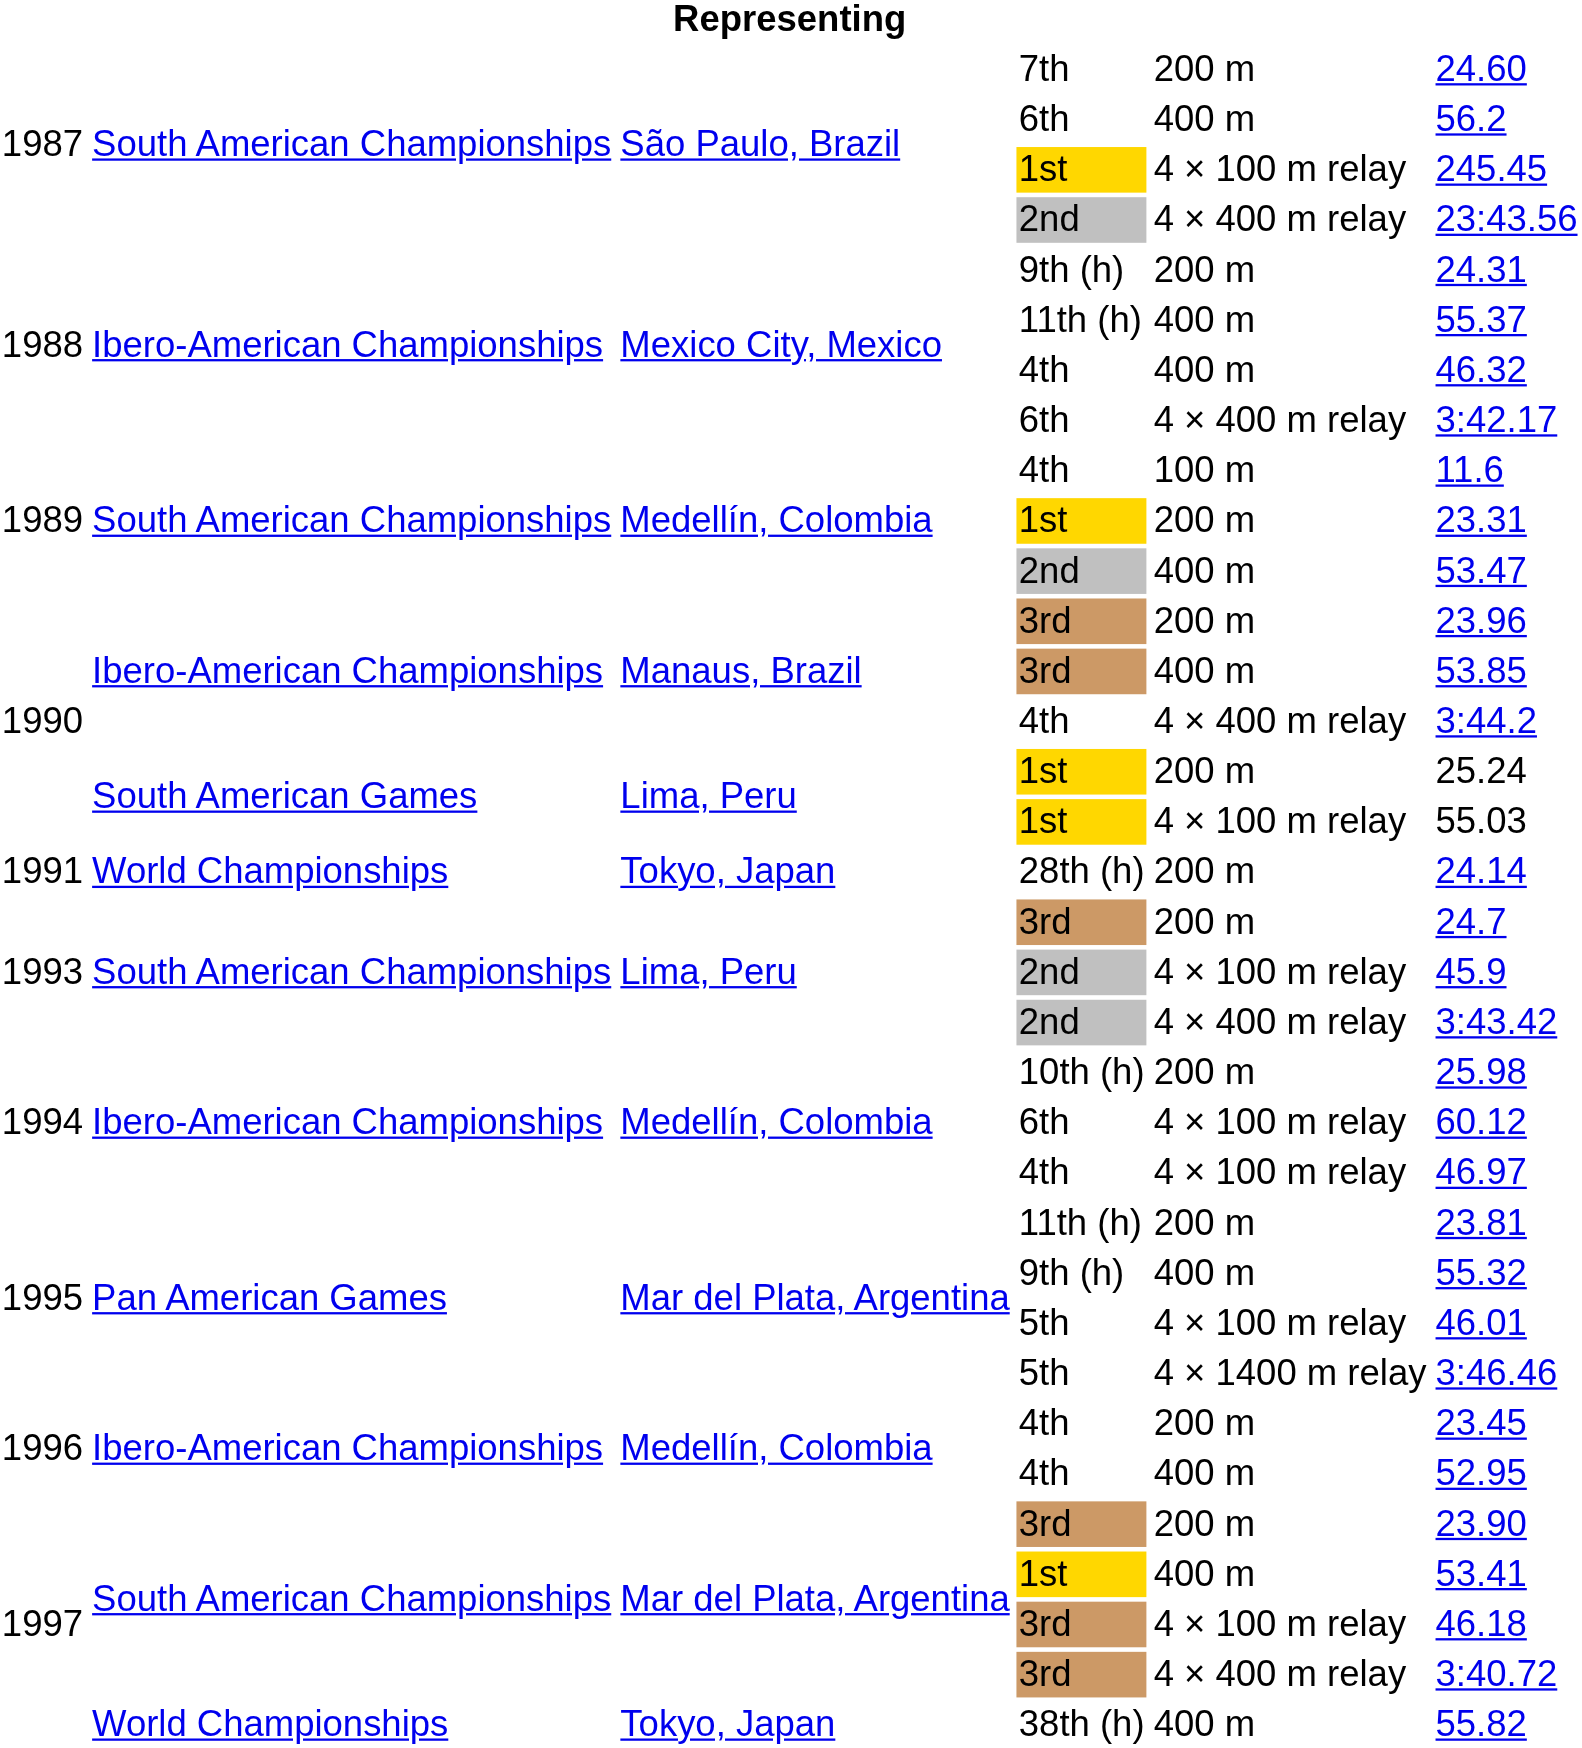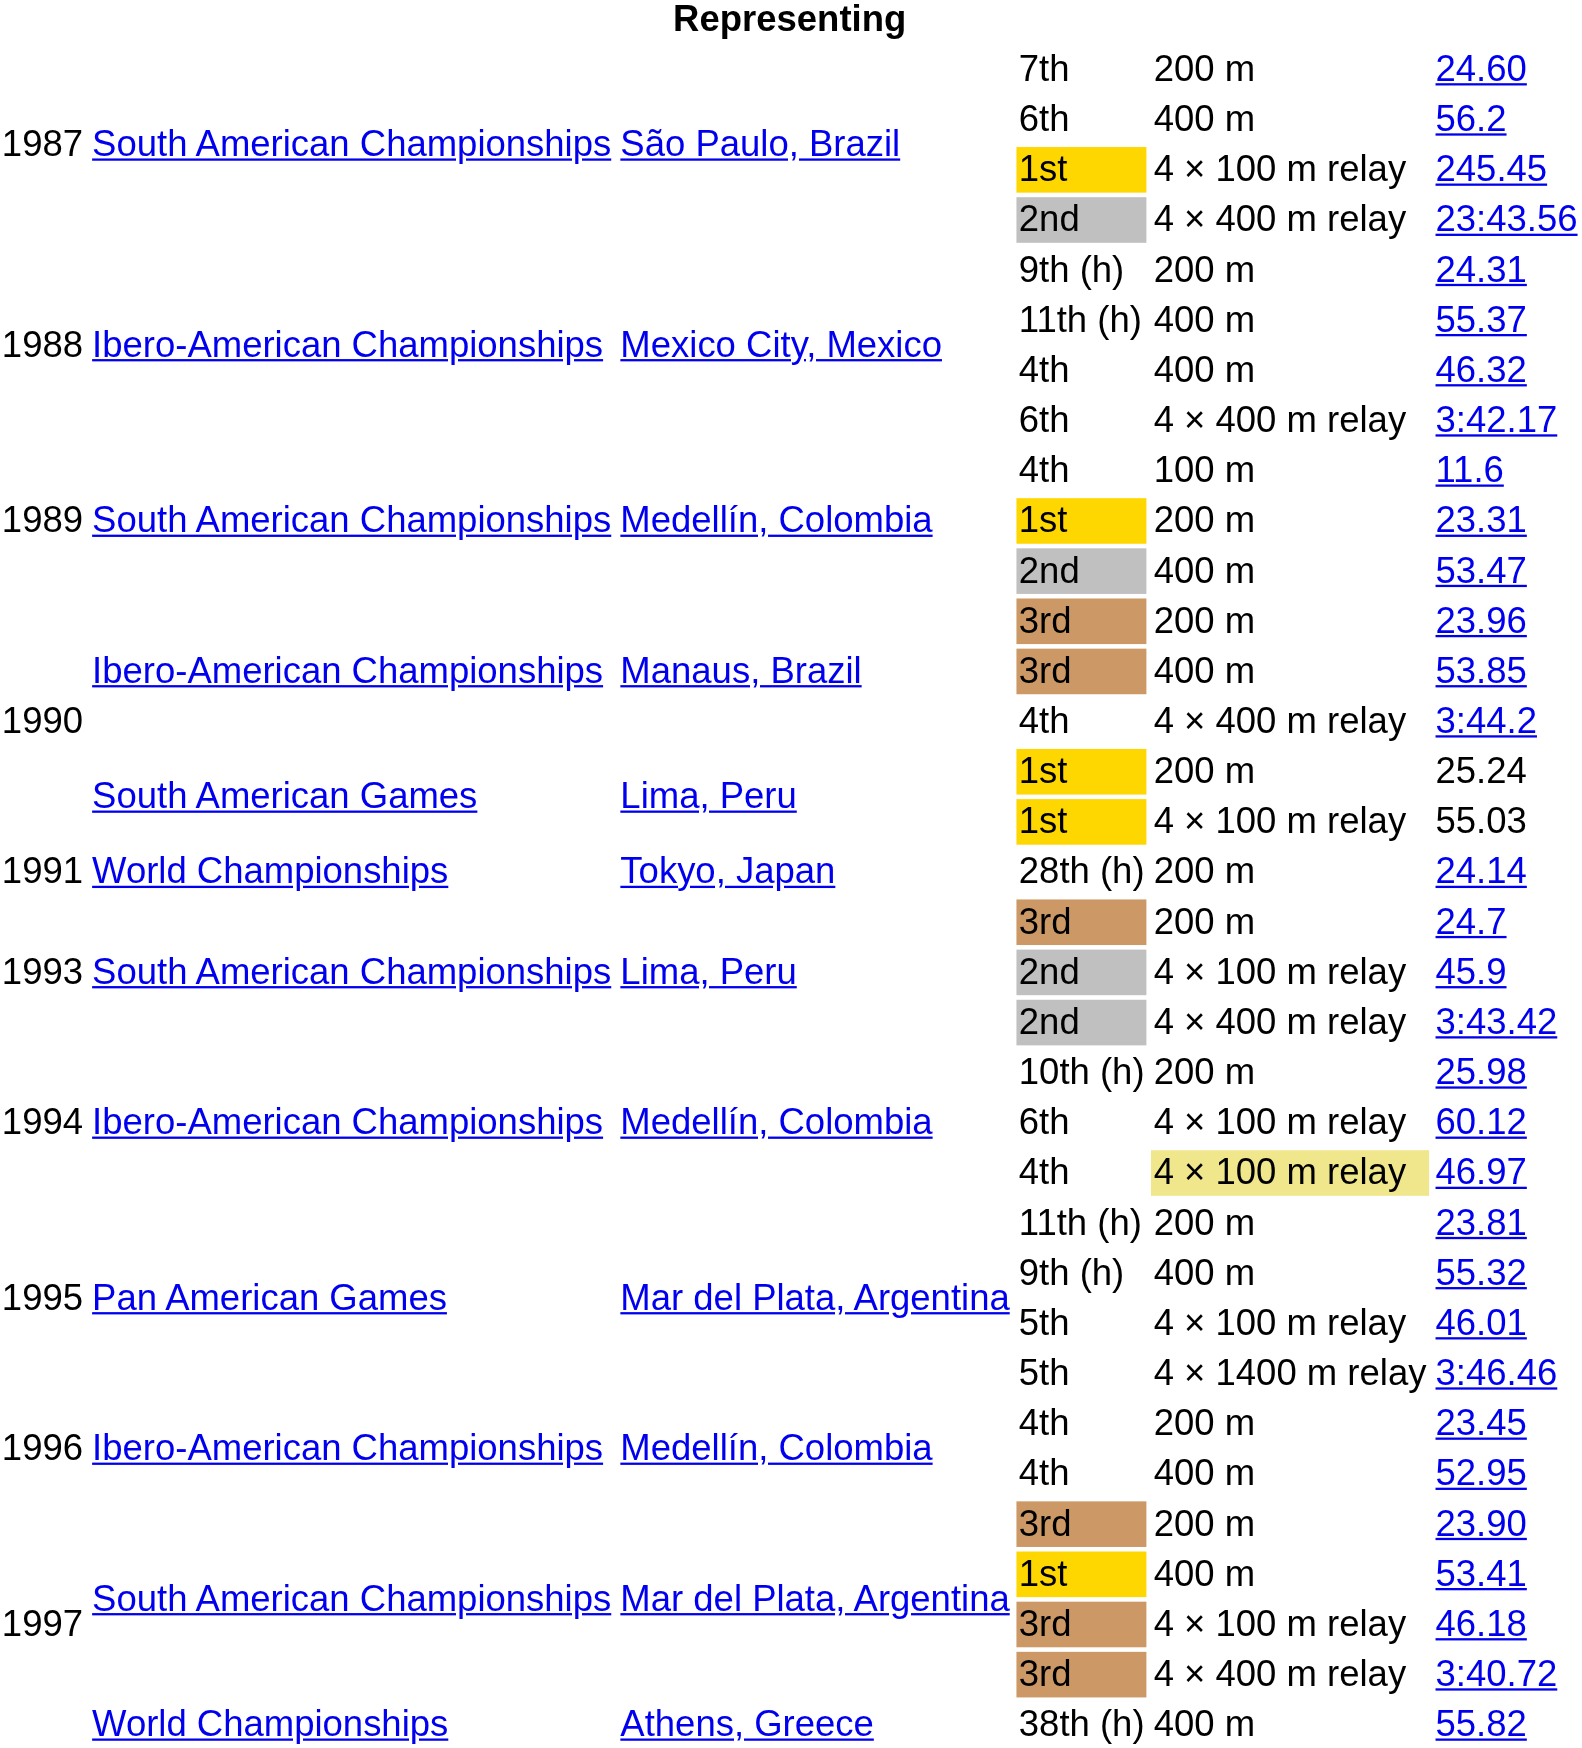(1280, 1172) no background -> (1280, 1172) khaki background
(728, 1724) Tokyo, Japan -> (747, 1724) Athens, Greece
